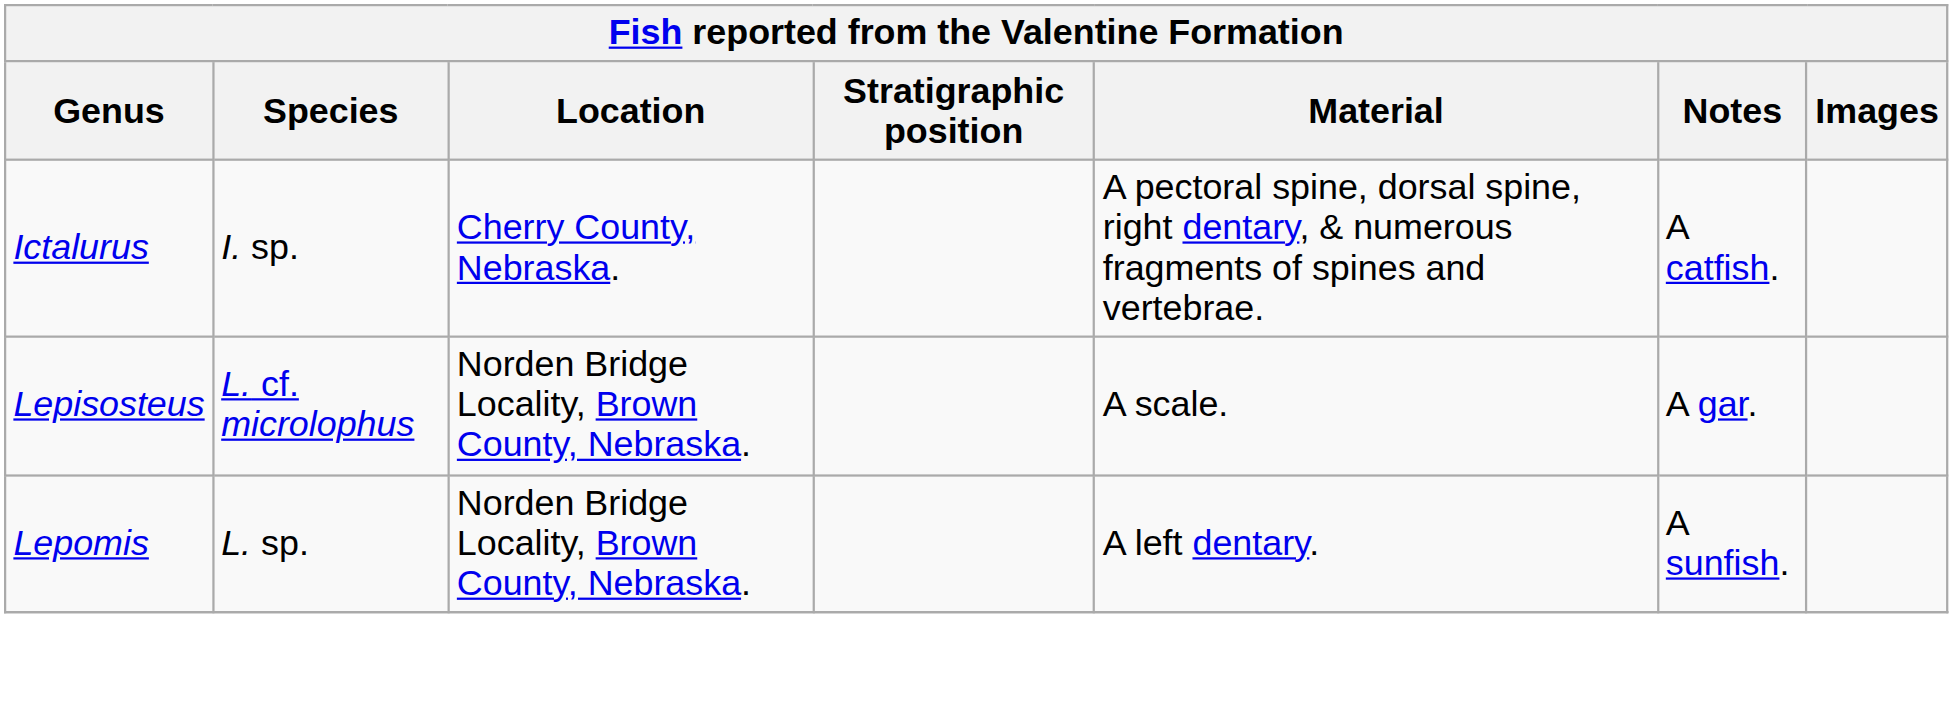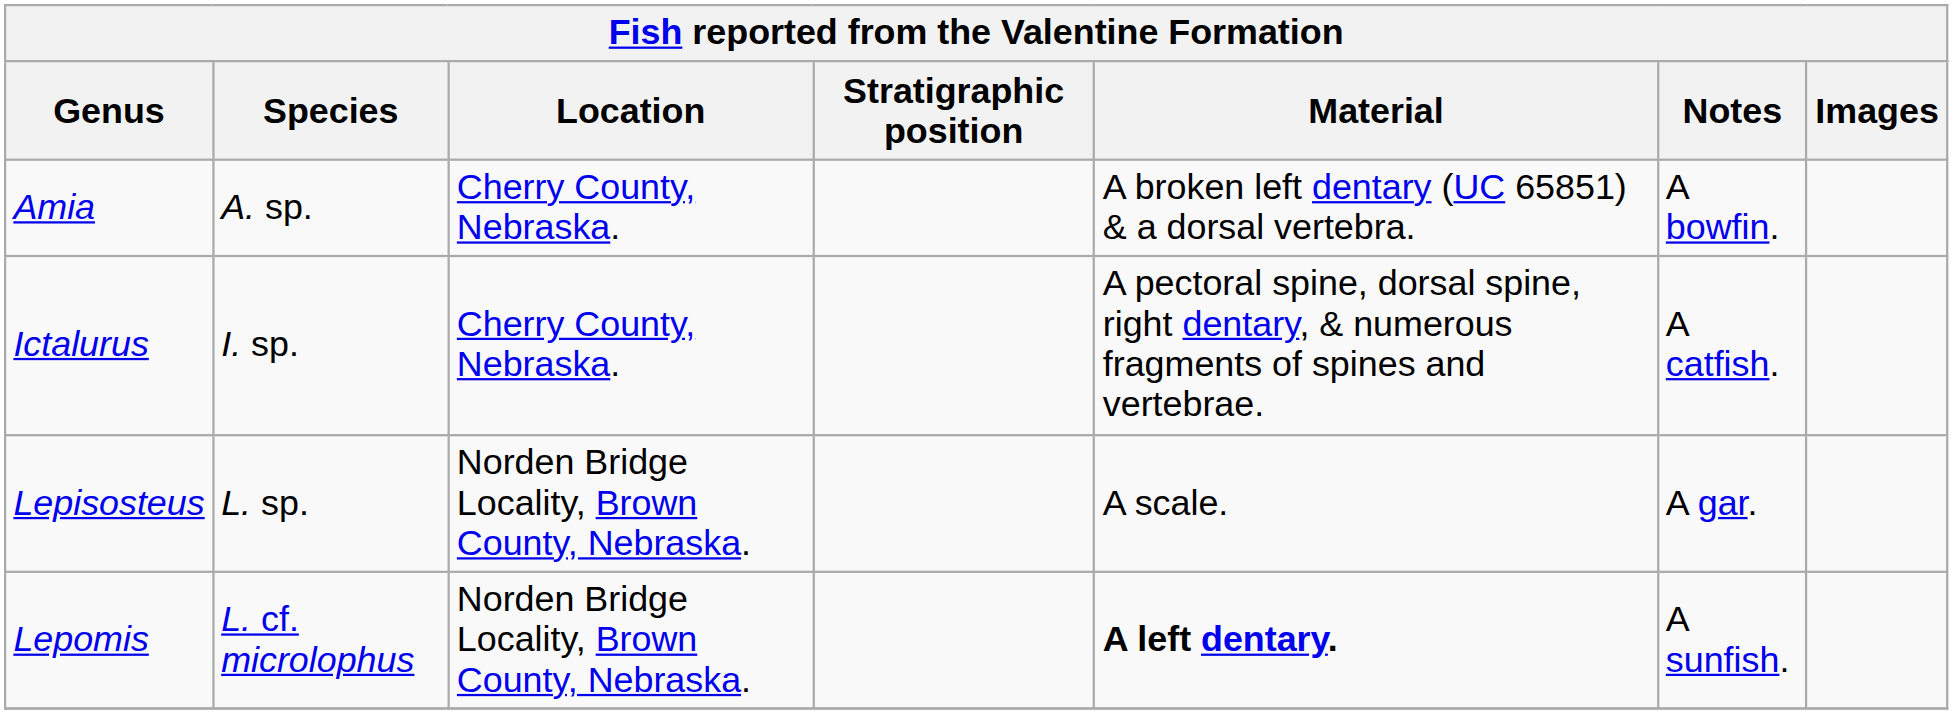+ row: (54, 207)
(318, 405) L. cf. microlophus -> (265, 502) L. sp.
(265, 542) L. sp. -> (318, 639) L. cf. microlophus
(1211, 542) normal -> (1220, 639) bold
